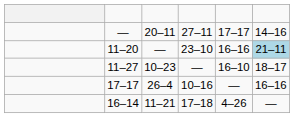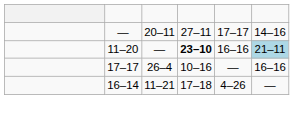(197, 50) normal -> (196, 50) bold
- row: (123, 68)
